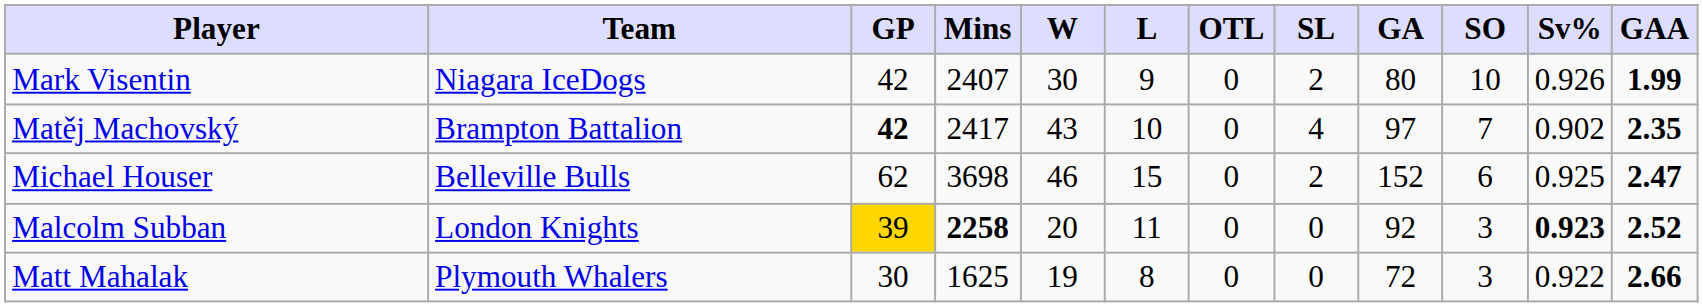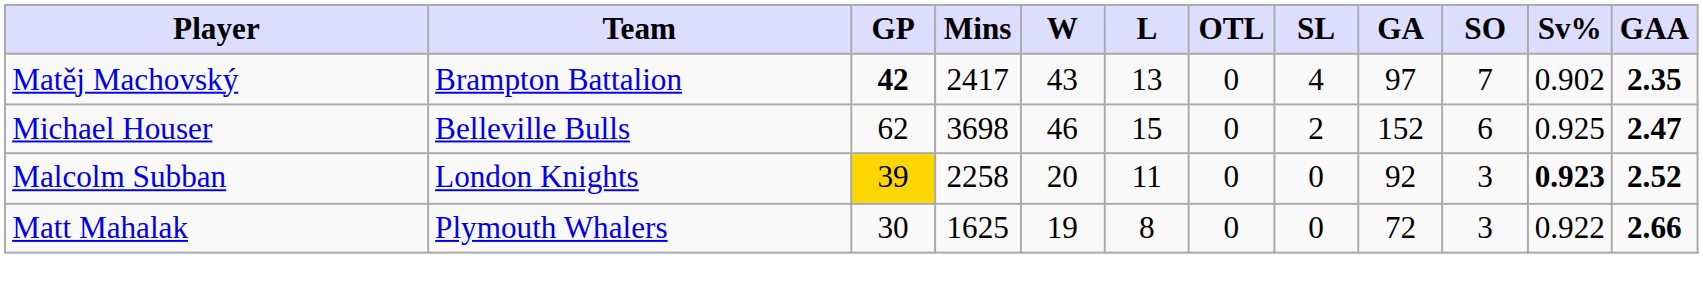- row: (102, 78)
(1147, 128) 10 -> (1147, 78) 13
(978, 227) bold -> (978, 177) normal
